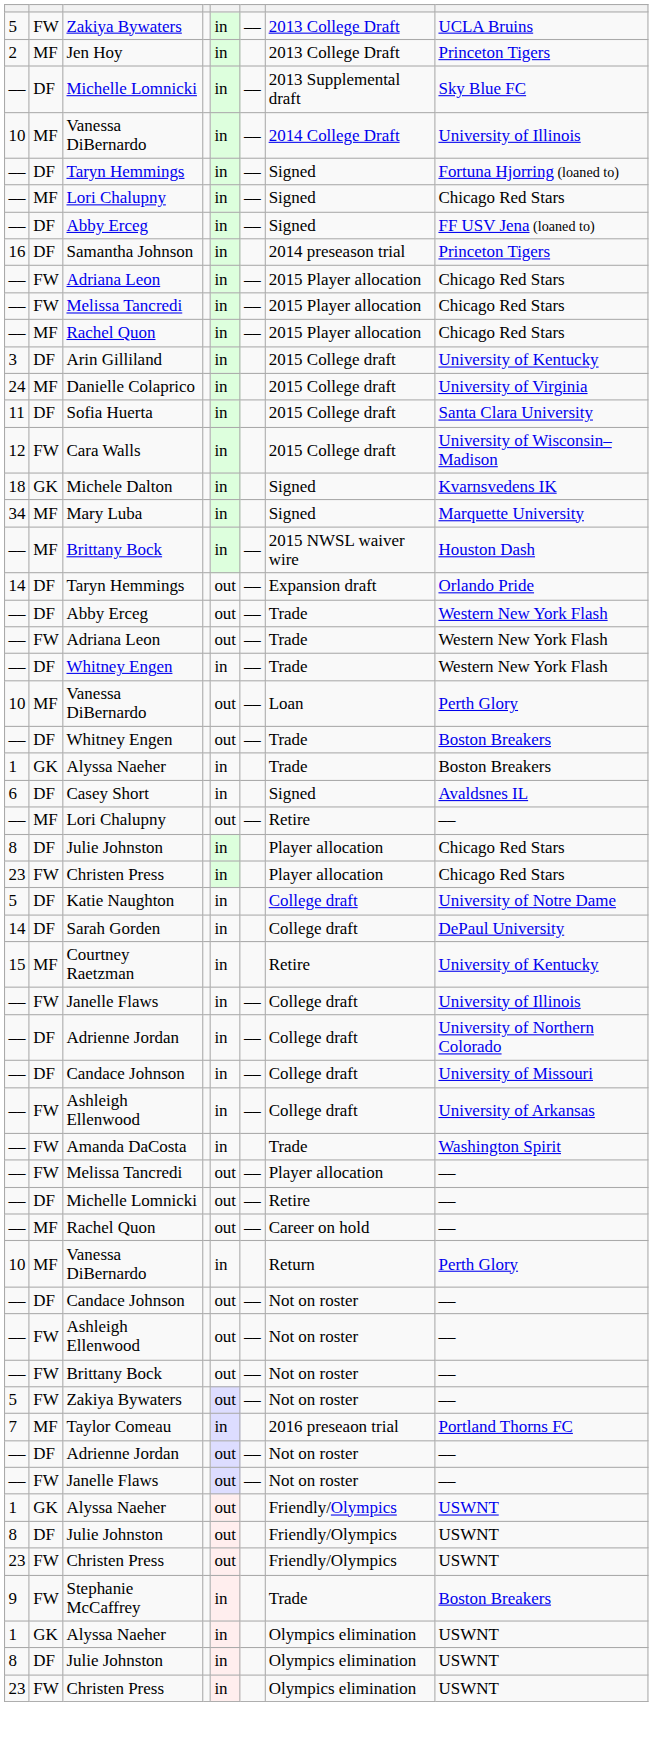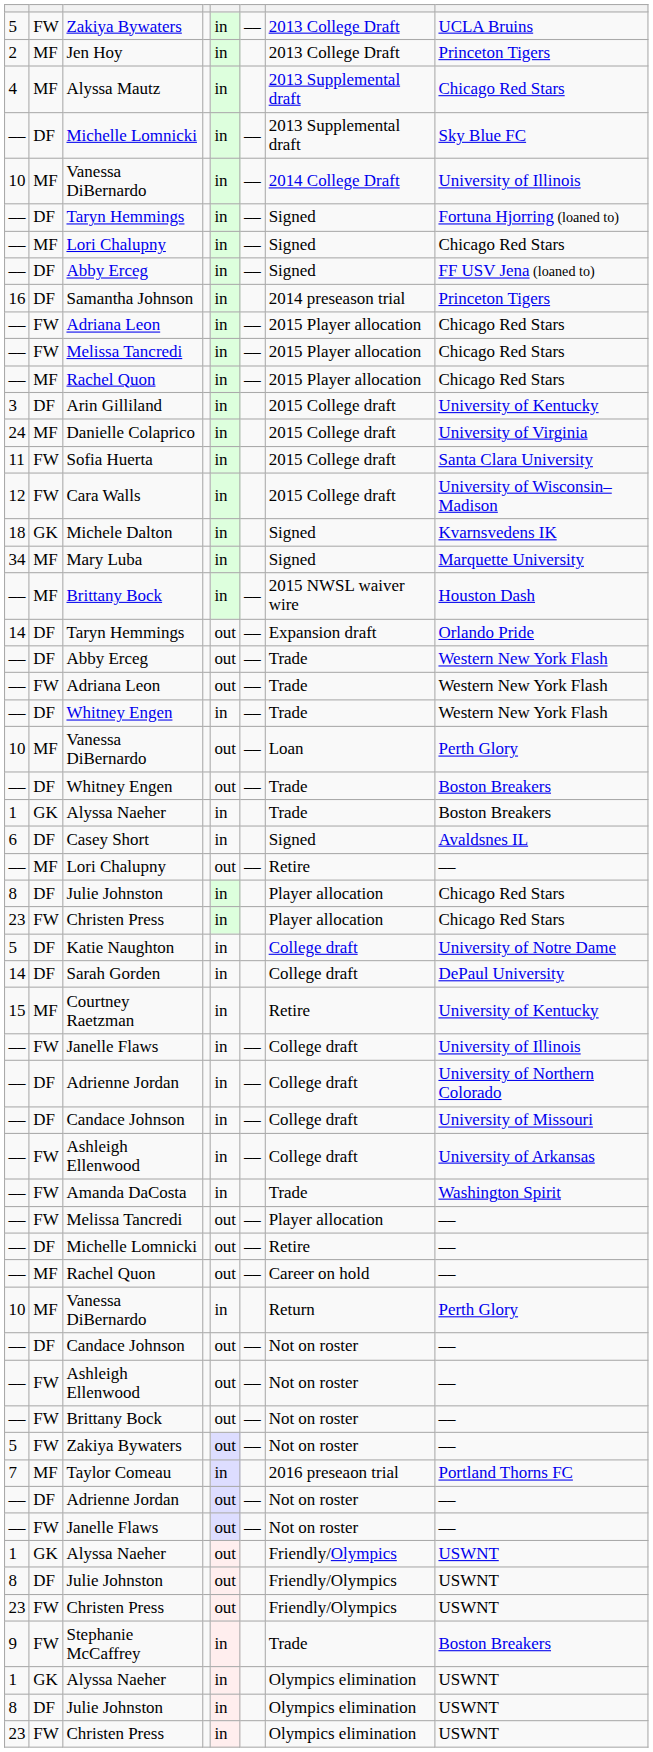+ row: (13, 89)
(44, 413) DF -> (46, 459) FW
